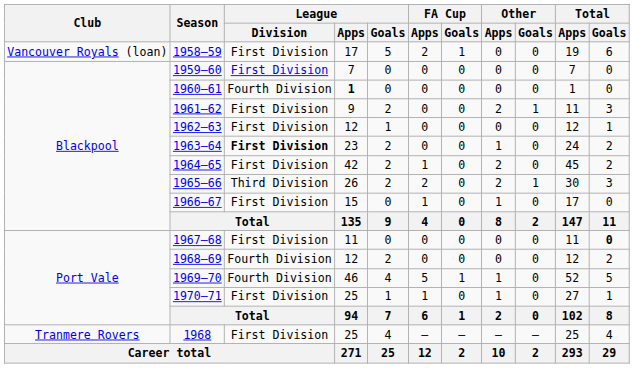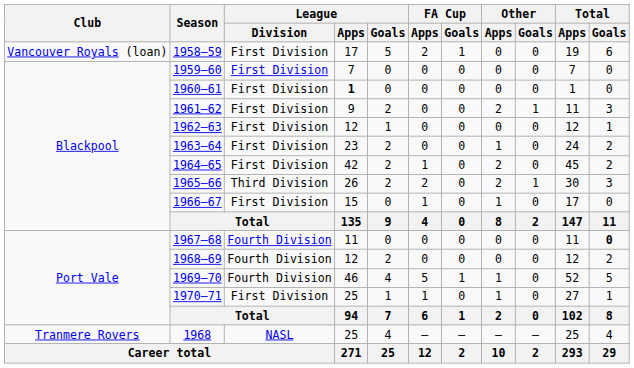(279, 89) Fourth Division -> (279, 89) First Division
(279, 146) bold -> (279, 146) normal
(279, 240) First Division -> (279, 240) Fourth Division
(279, 334) First Division -> (279, 334) NASL
